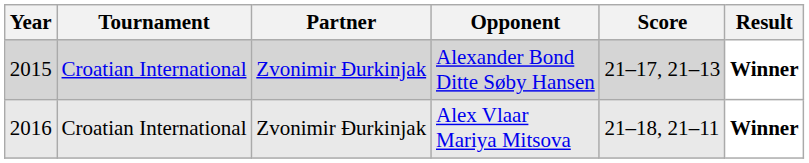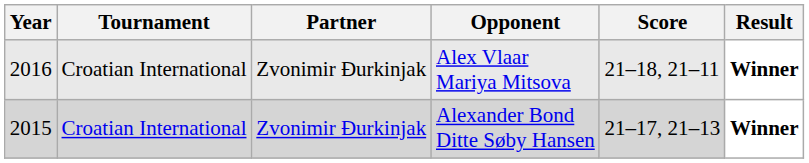rows swapped: (515, 69) <-> (503, 128)
